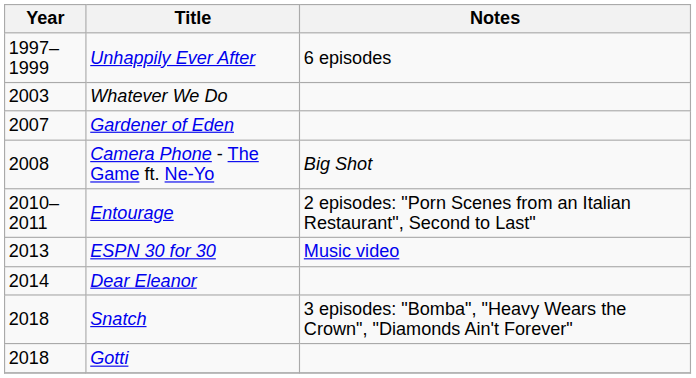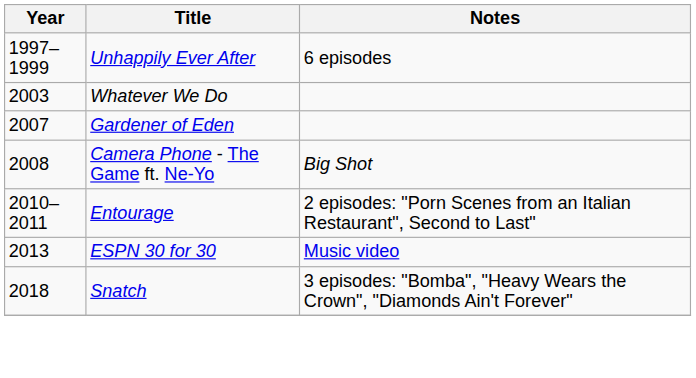- row: (144, 280)
- row: (109, 358)
